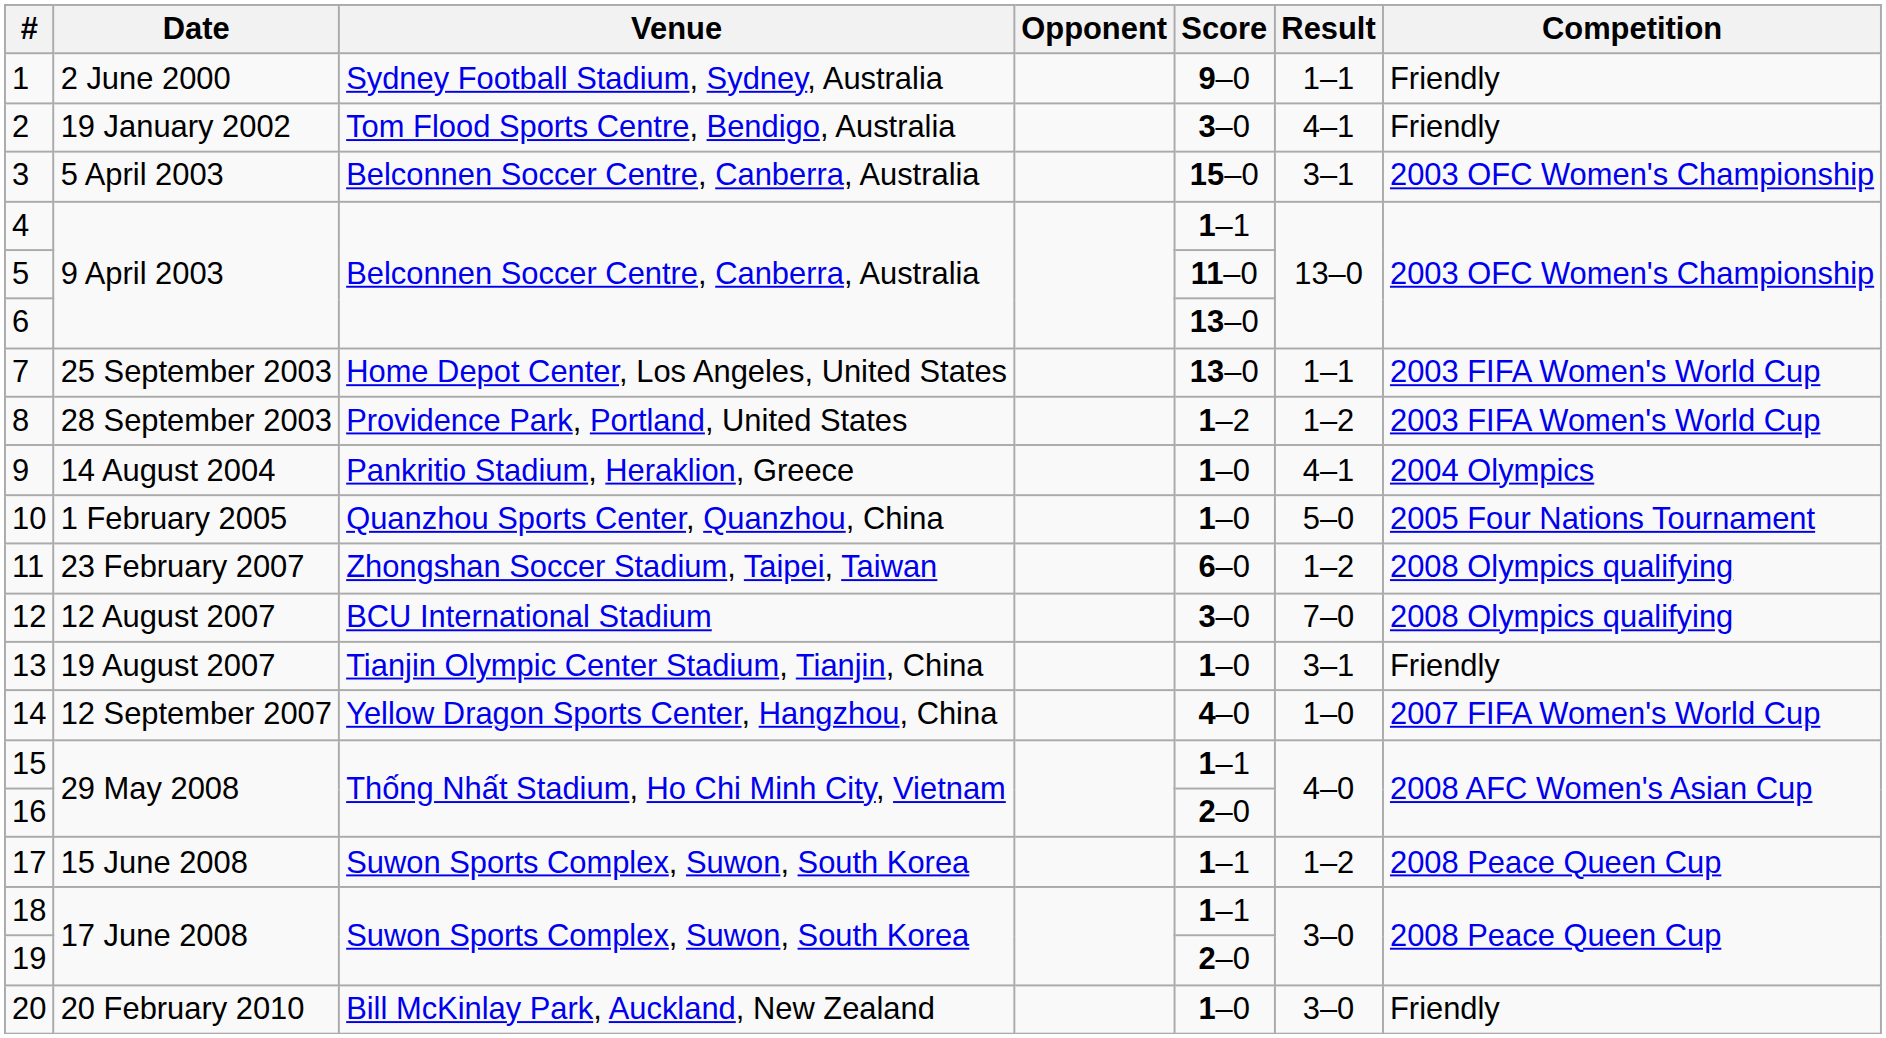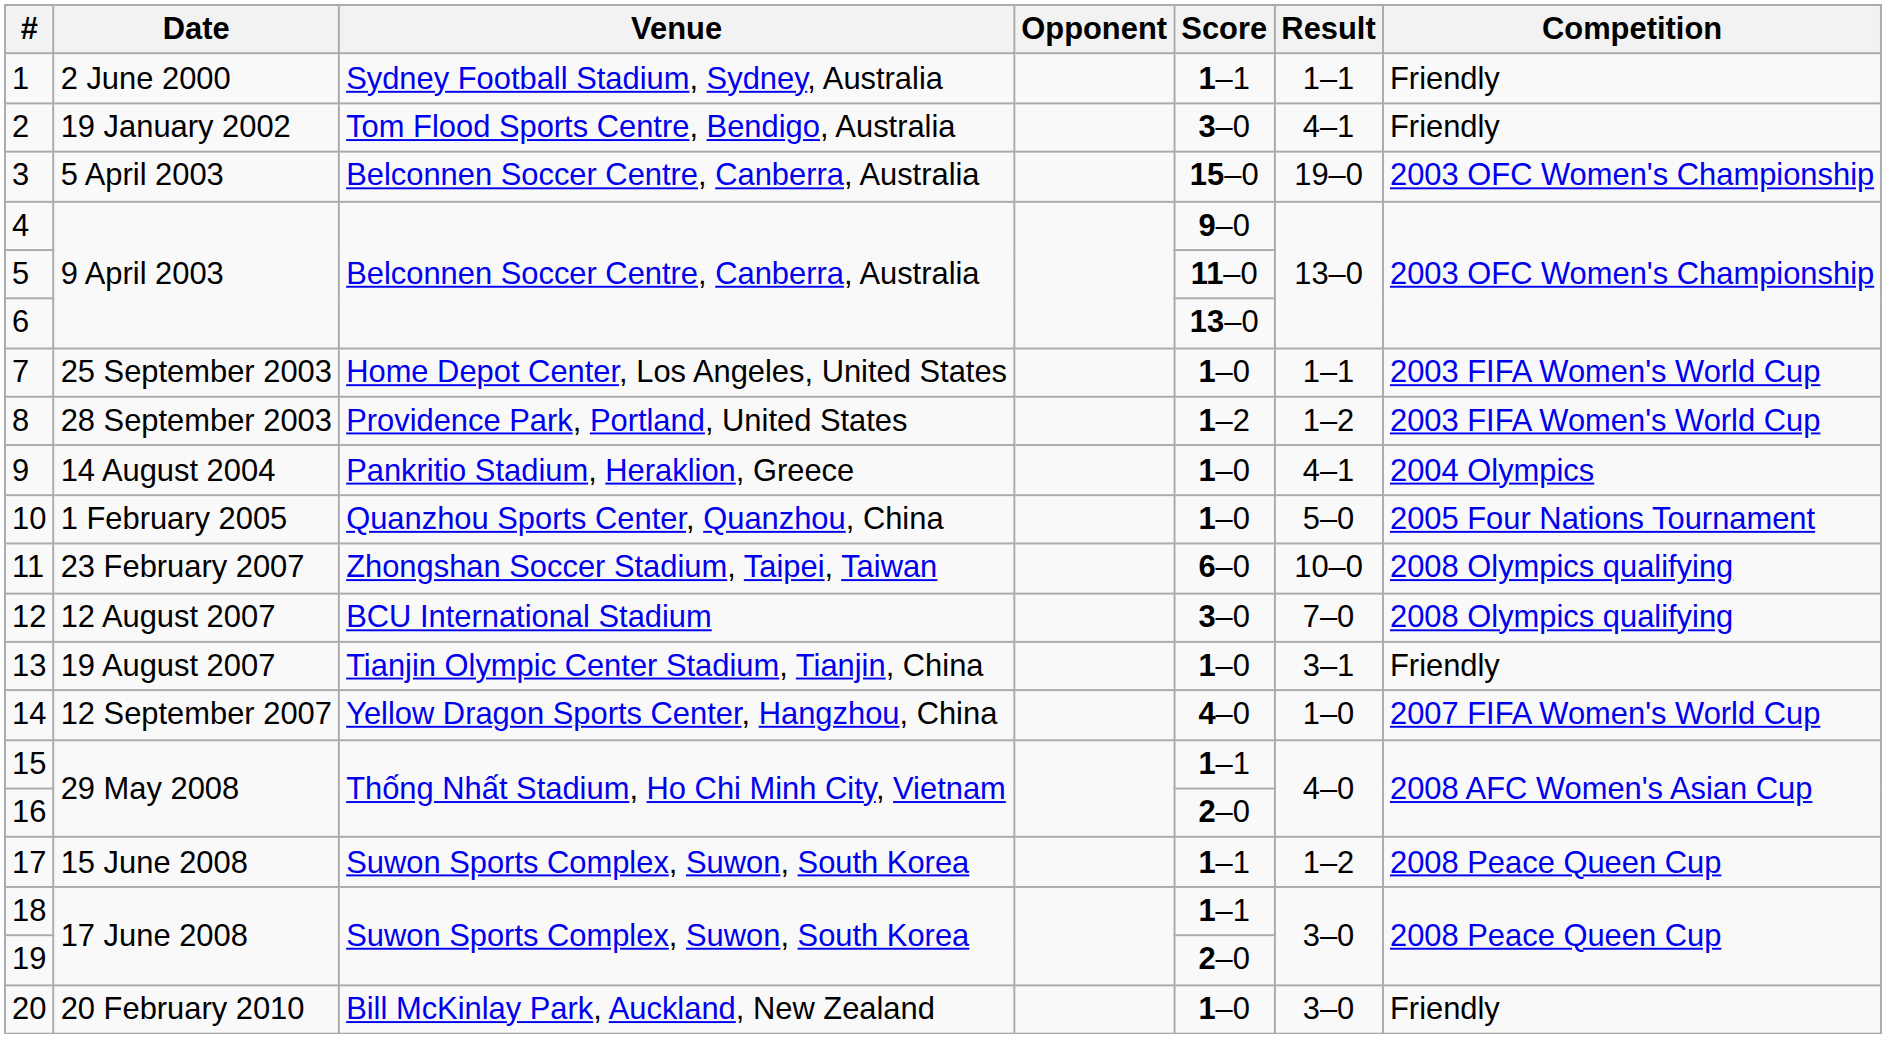(1224, 77) 9–0 -> (1224, 77) 1–1
(1329, 175) 3–1 -> (1329, 175) 19–0
(1224, 224) 1–1 -> (1224, 224) 9–0
(1224, 371) 13–0 -> (1224, 371) 1–0
(1329, 567) 1–2 -> (1329, 567) 10–0
